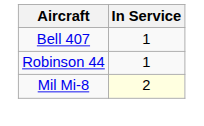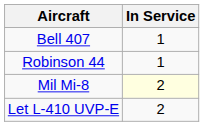+ row: (63, 109)
